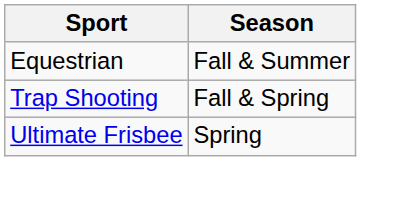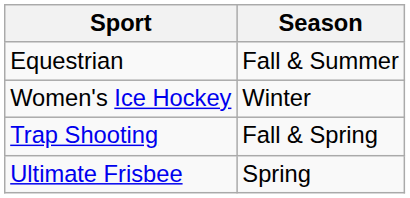+ row: (121, 98)
